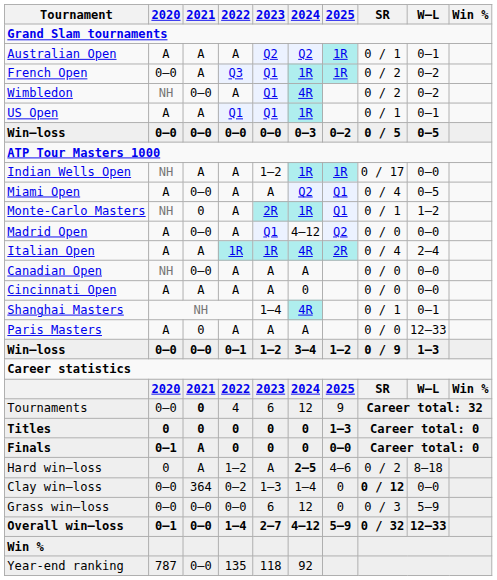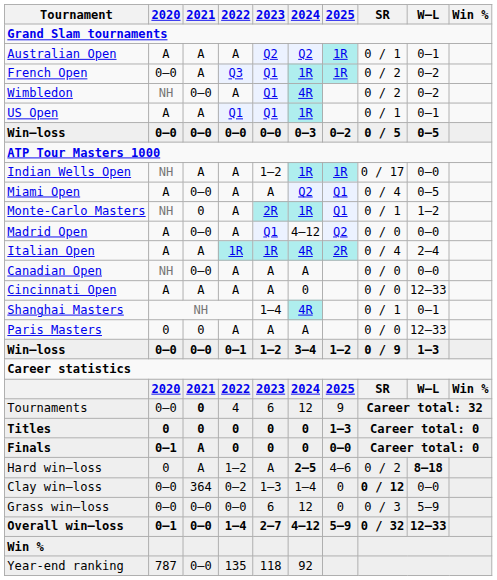(428, 290) 0–0 -> (428, 290) 12–33
(166, 330) A -> (166, 330) 0
(428, 468) normal -> (428, 468) bold
